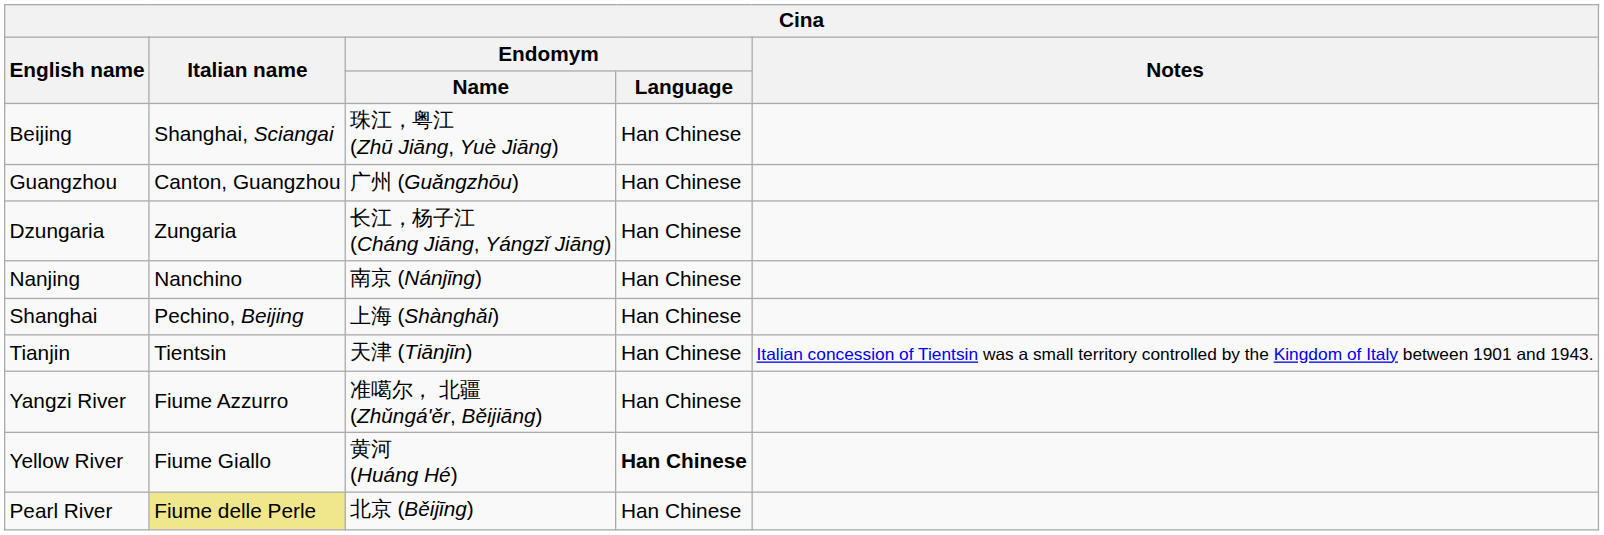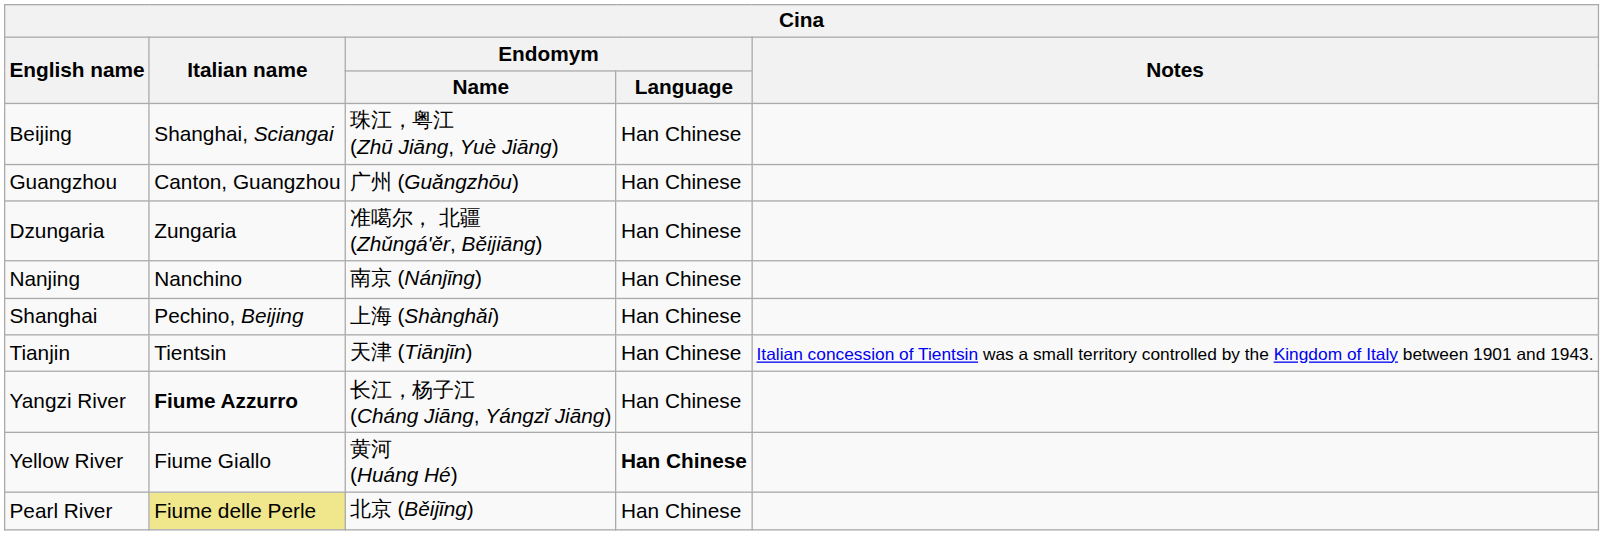(481, 231) 长江，杨子江 (Cháng Jiāng, Yángzǐ Jiāng) -> (446, 231) 准噶尔， 北疆 (Zhǔngá'ěr, Běijiāng)
(221, 401) normal -> (226, 401) bold
(446, 402) 准噶尔， 北疆 (Zhǔngá'ěr, Běijiāng) -> (481, 402) 长江，杨子江 (Cháng Jiāng, Yángzǐ Jiāng)
